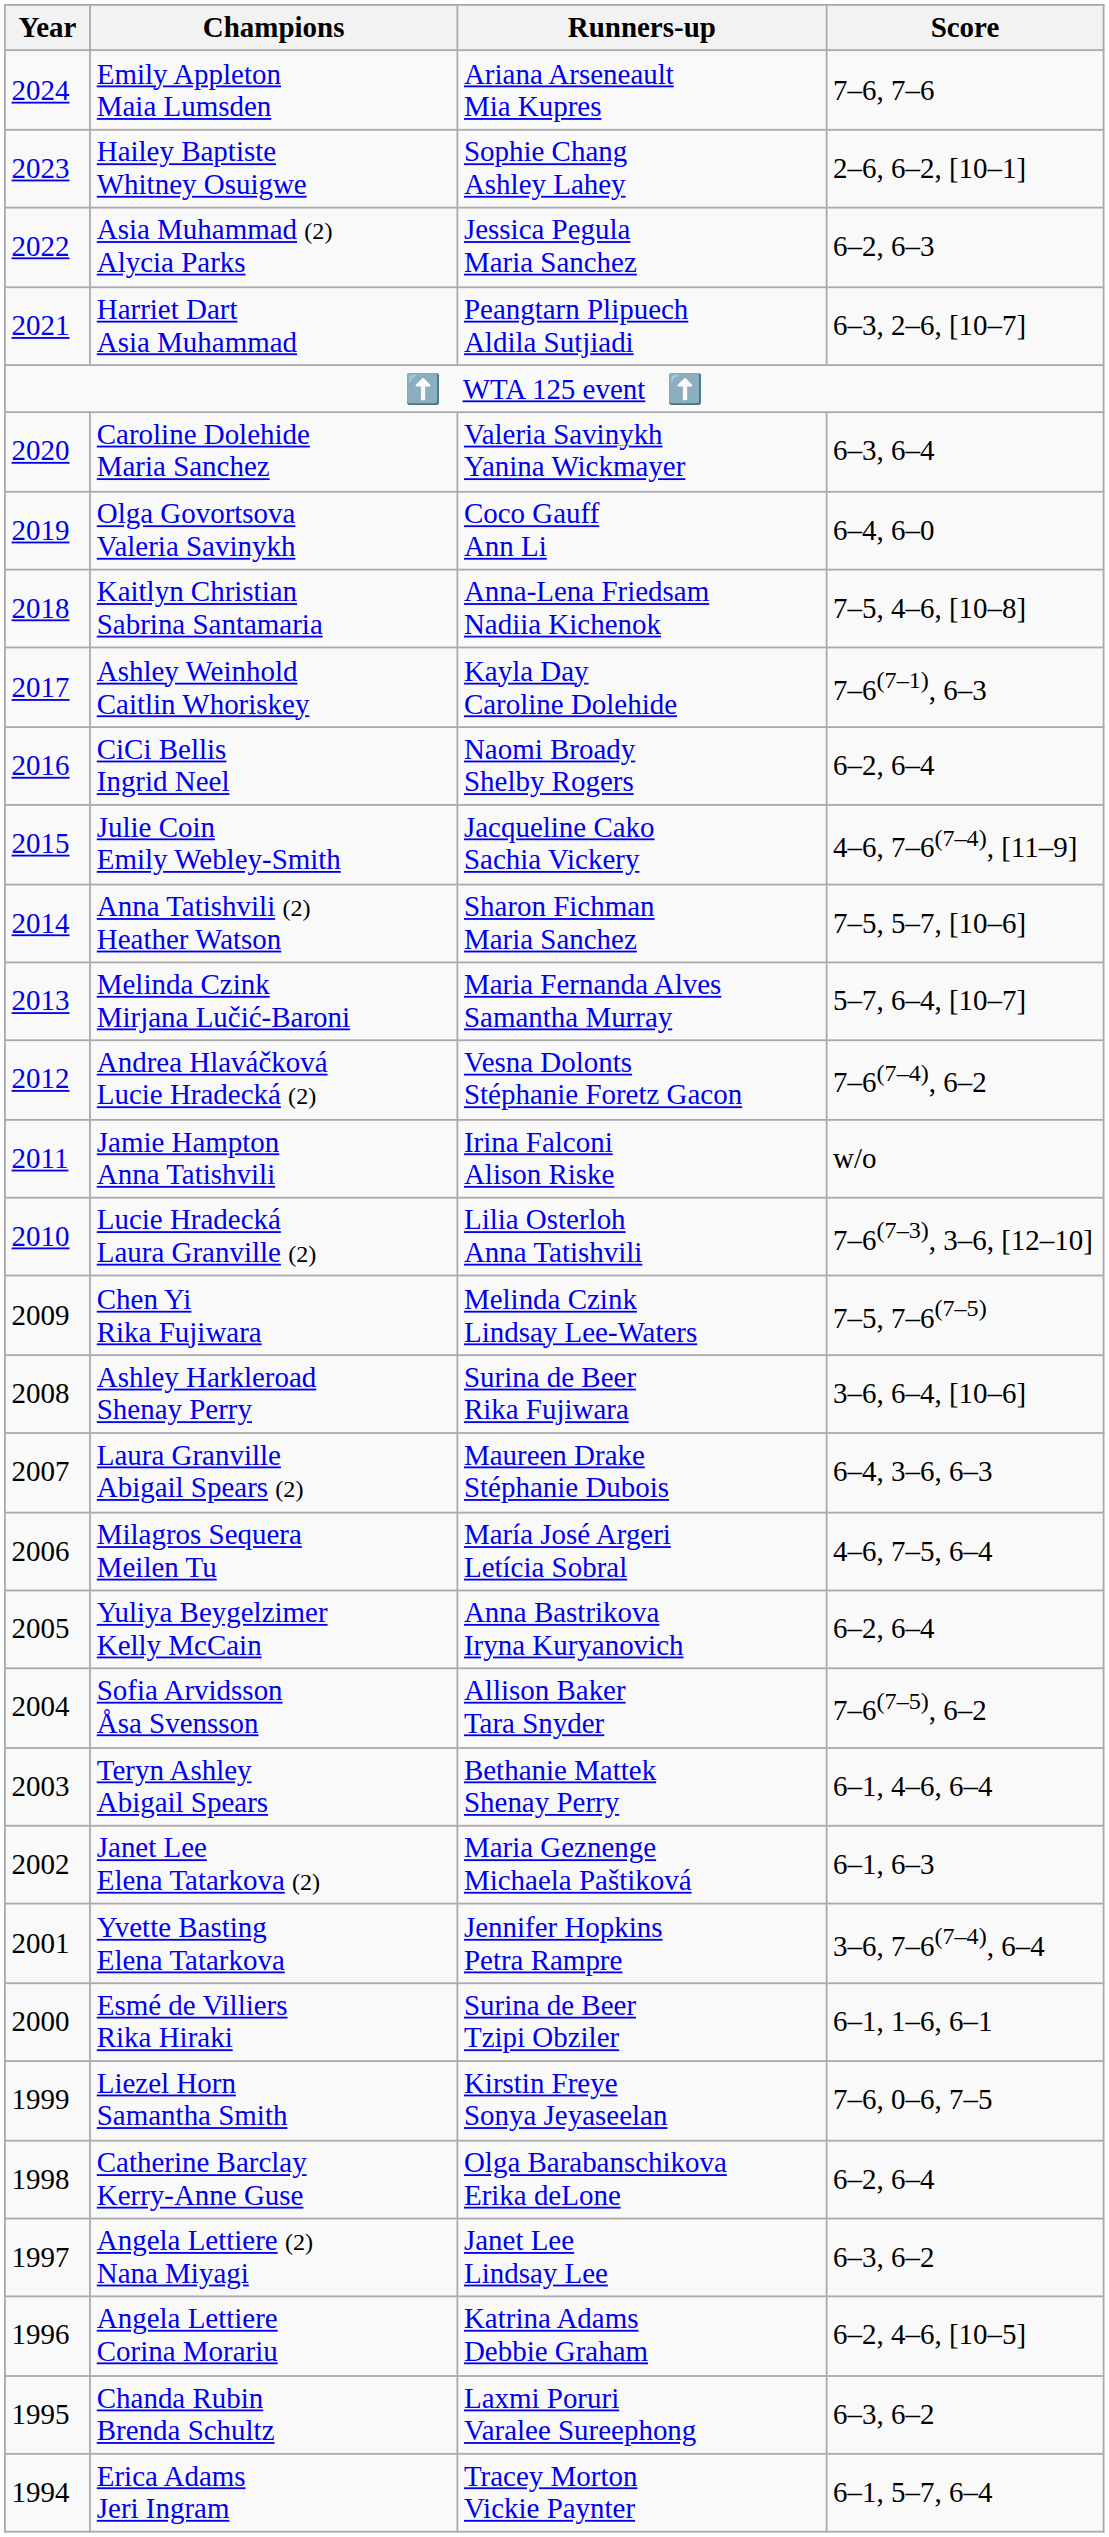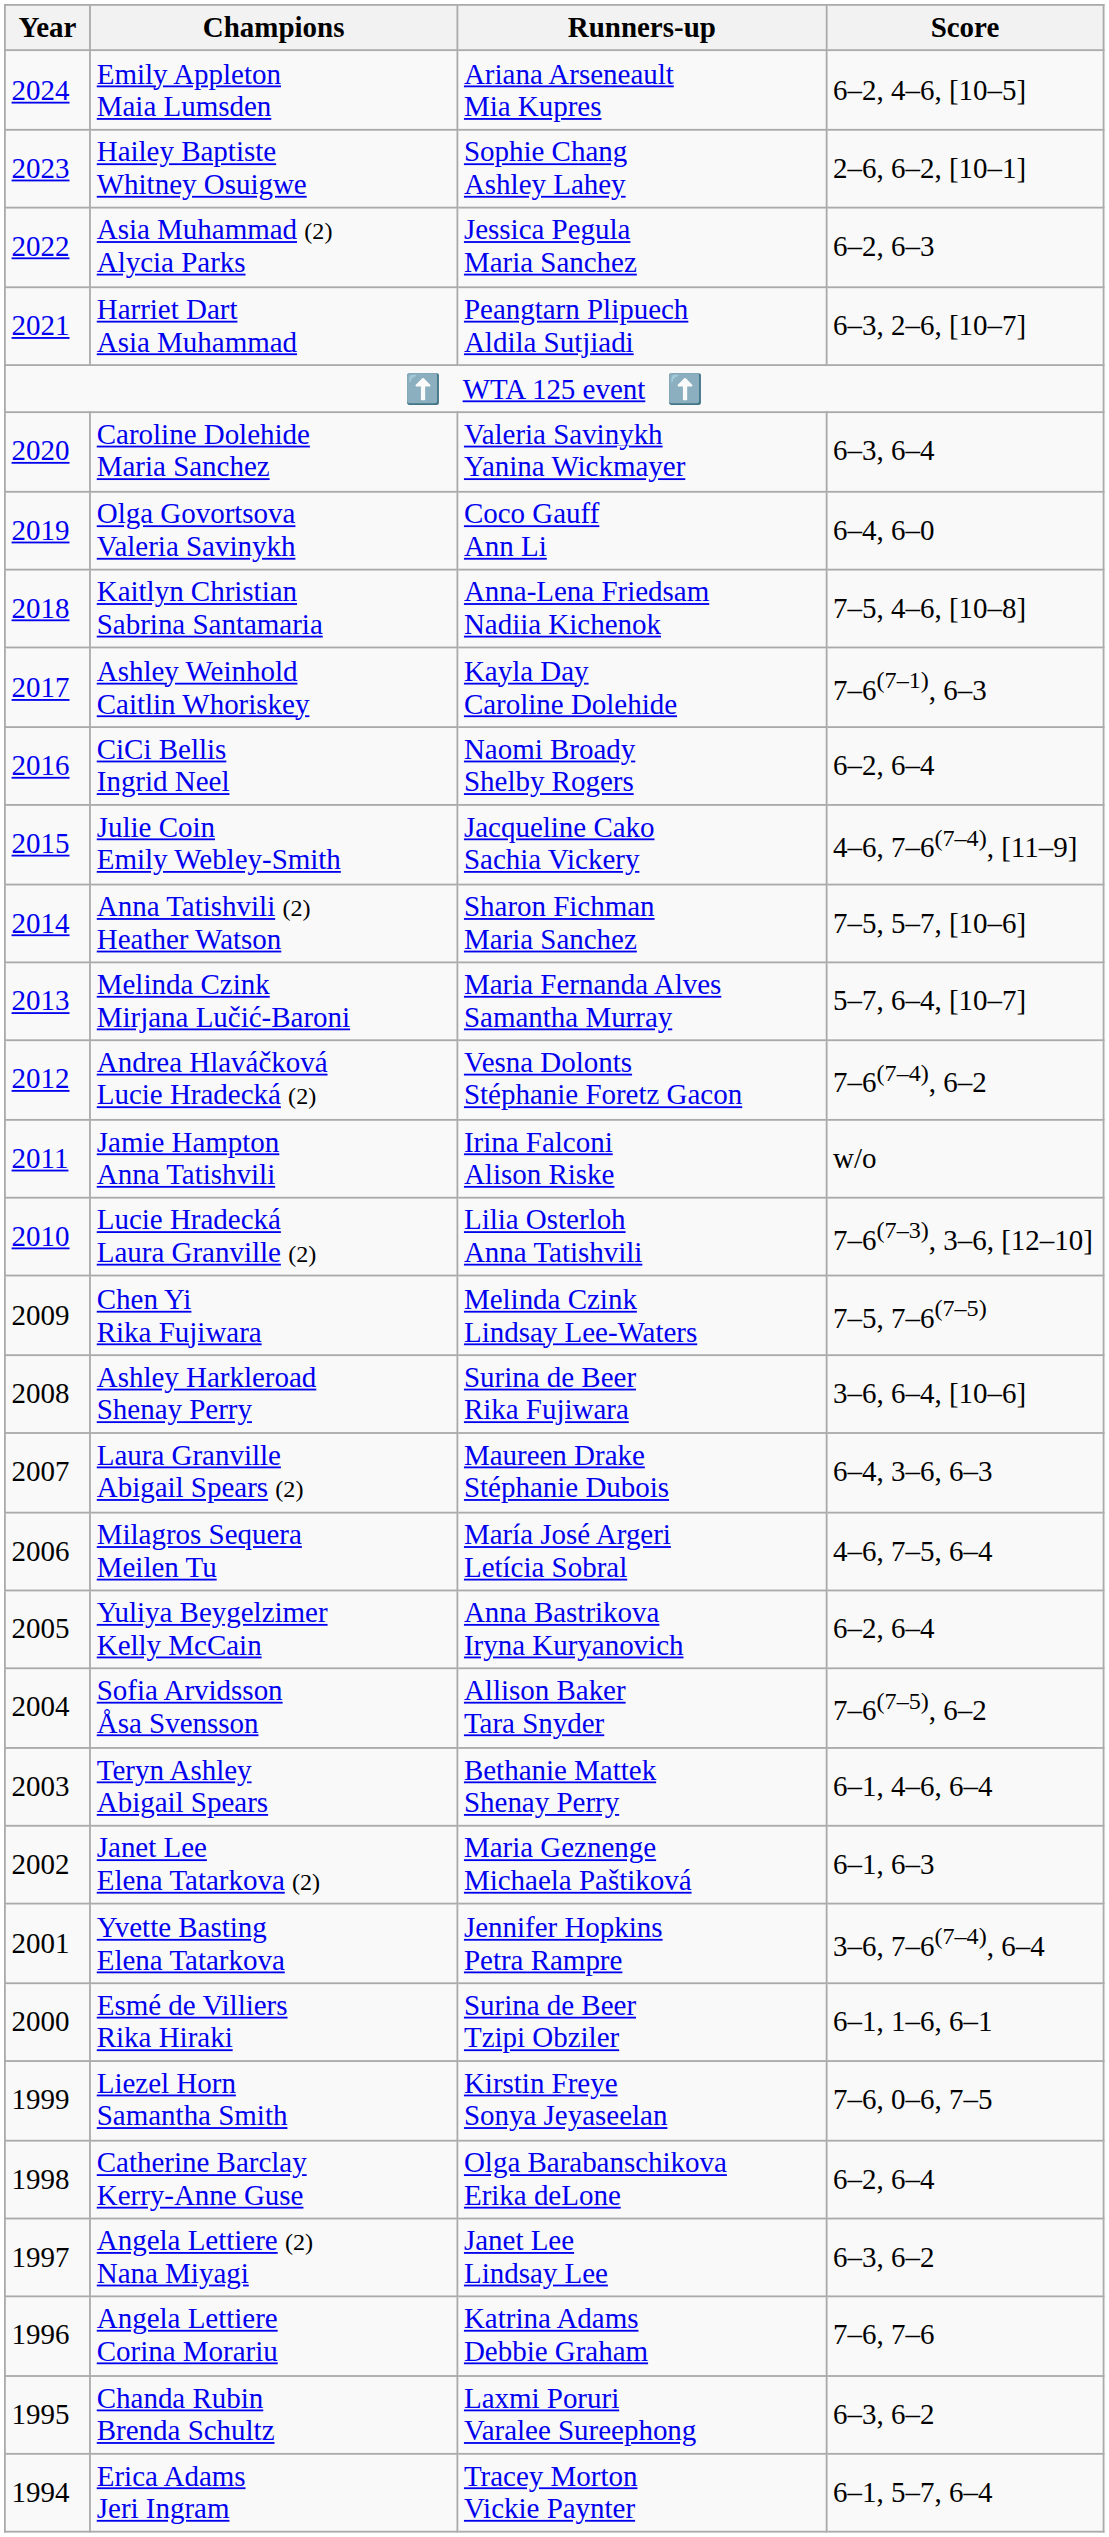(884, 89) 7–6, 7–6 -> (930, 89) 6–2, 4–6, [10–5]
(930, 2335) 6–2, 4–6, [10–5] -> (884, 2335) 7–6, 7–6
